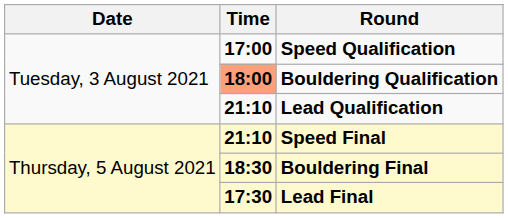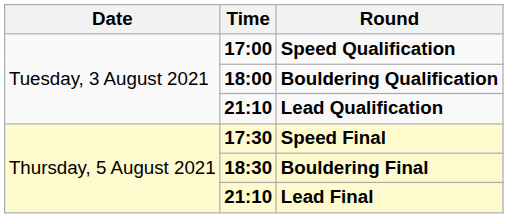(248, 78) lightsalmon background -> (248, 78) no background
(248, 138) 21:10 -> (248, 138) 17:30
(248, 197) 17:30 -> (248, 197) 21:10
